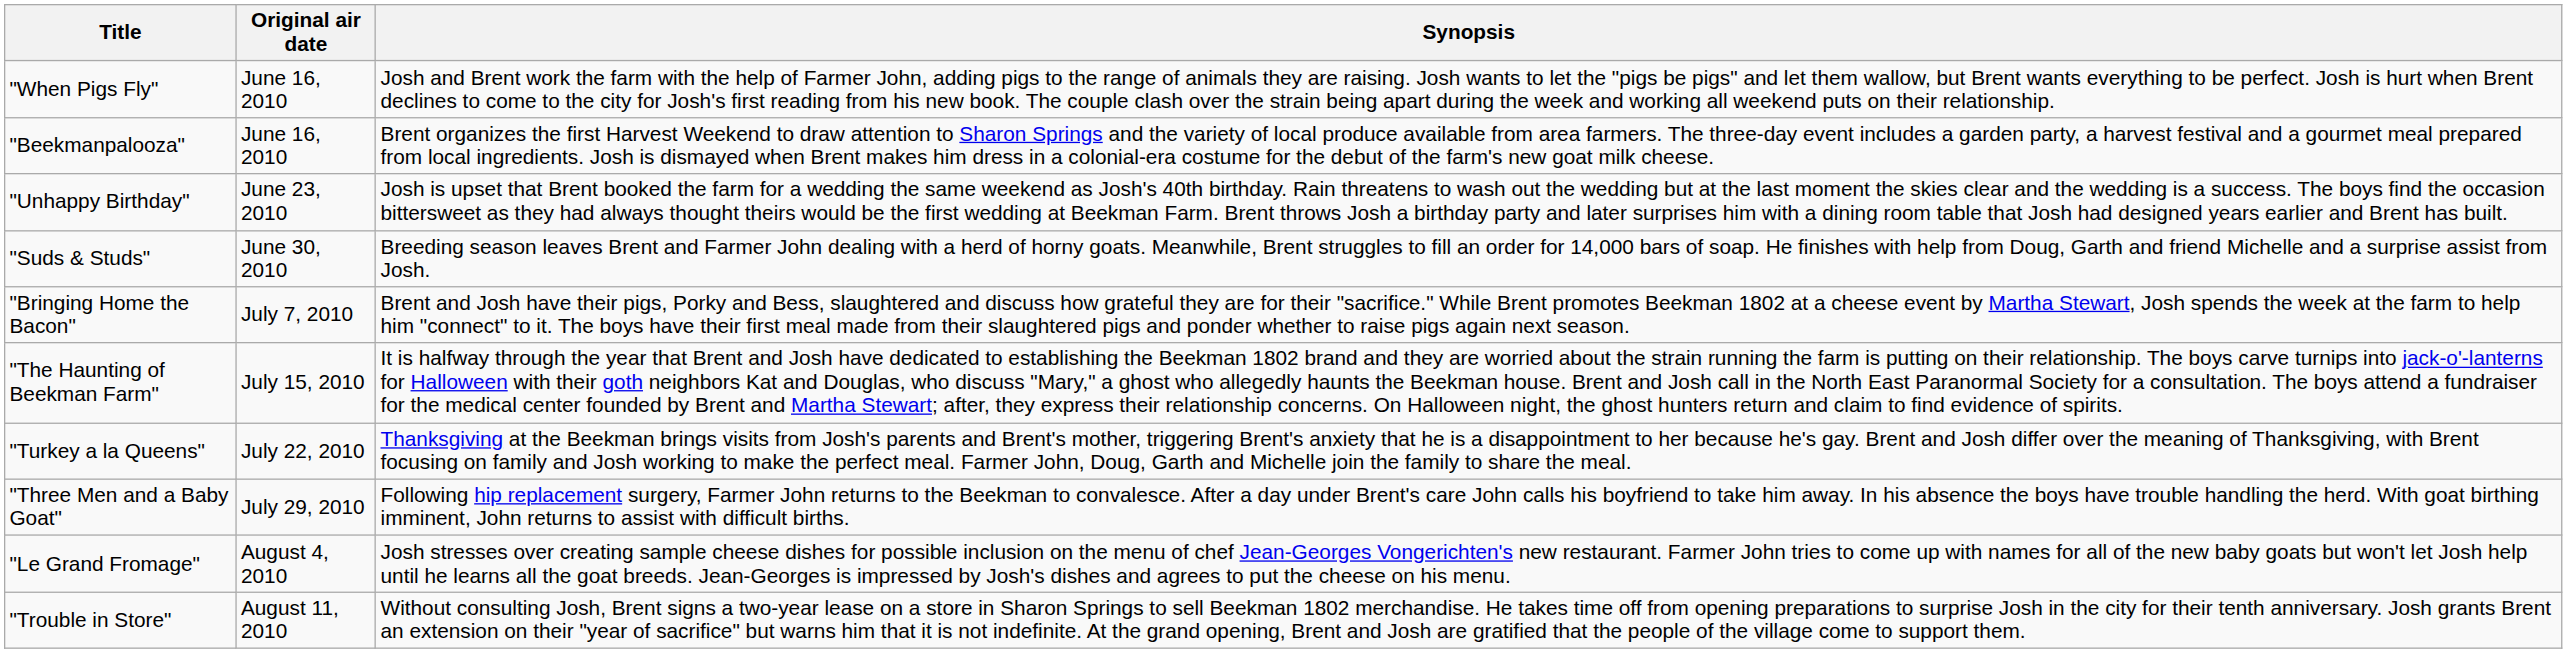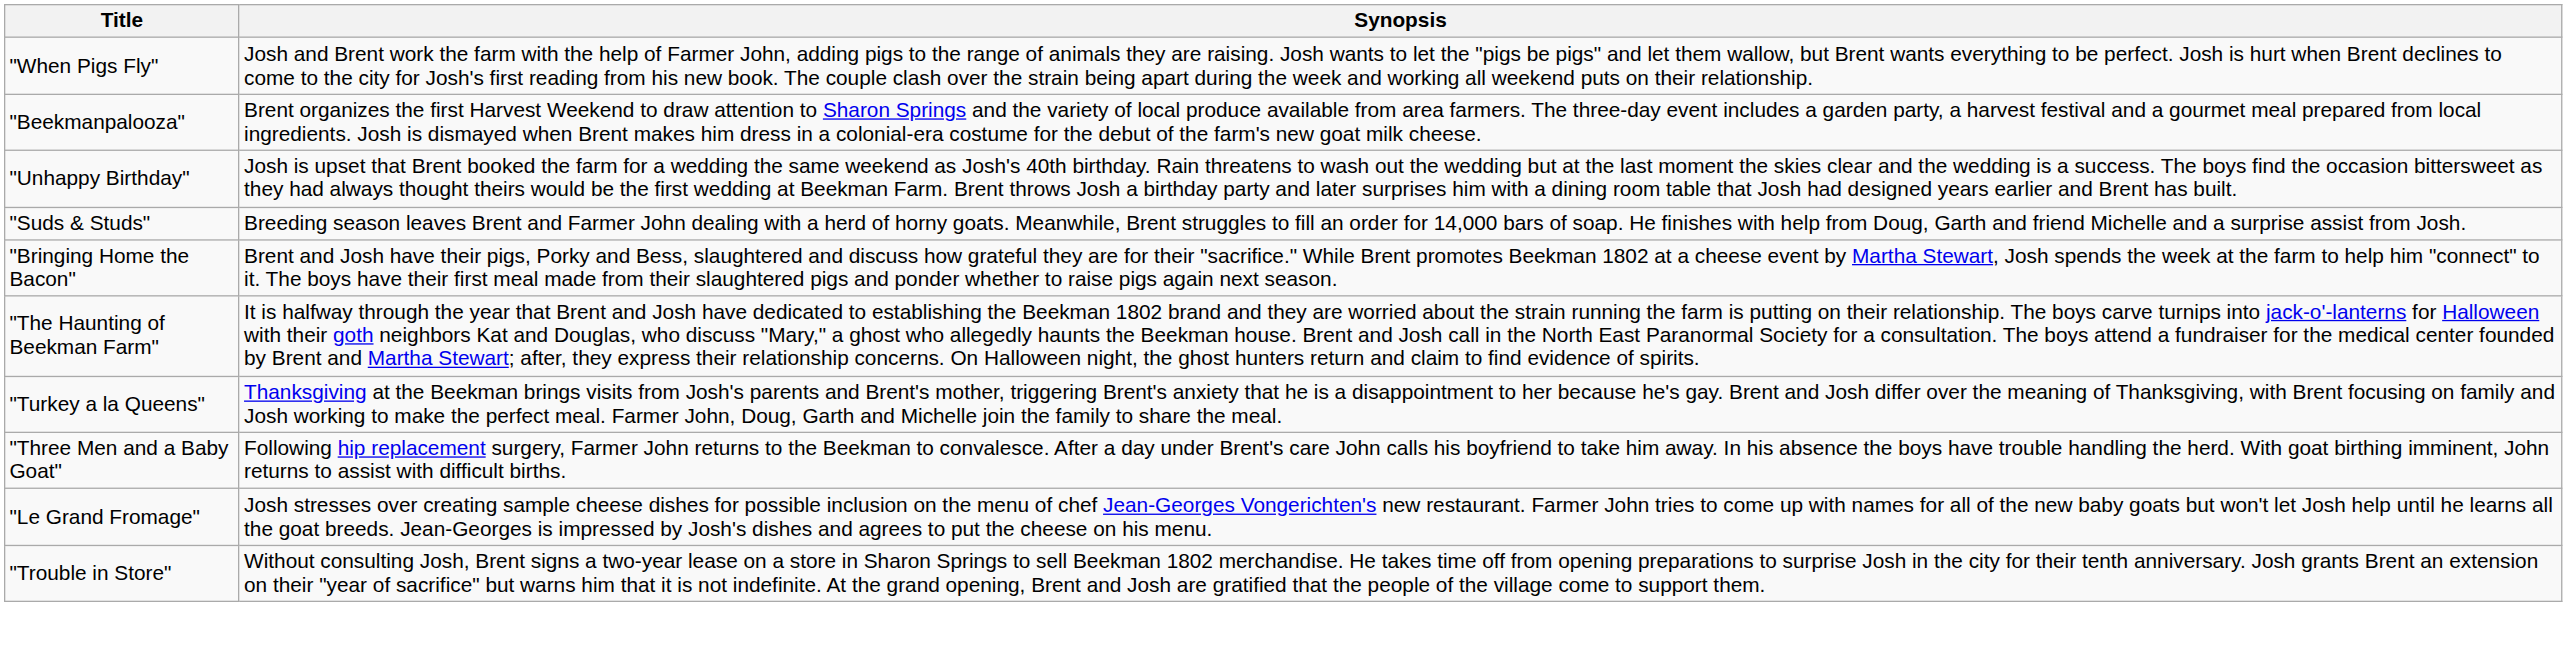- column: (306, 32)
